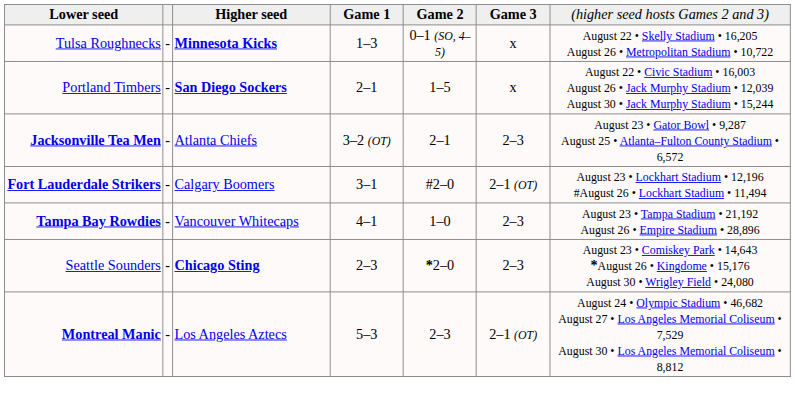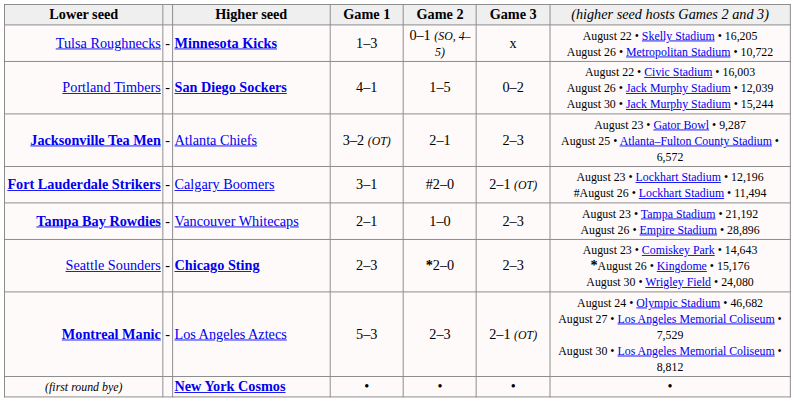(367, 87) 2–1 -> (367, 87) 4–1
(513, 87) x -> (513, 87) 0–2
(367, 221) 4–1 -> (367, 221) 2–1
+ row: (84, 387)
